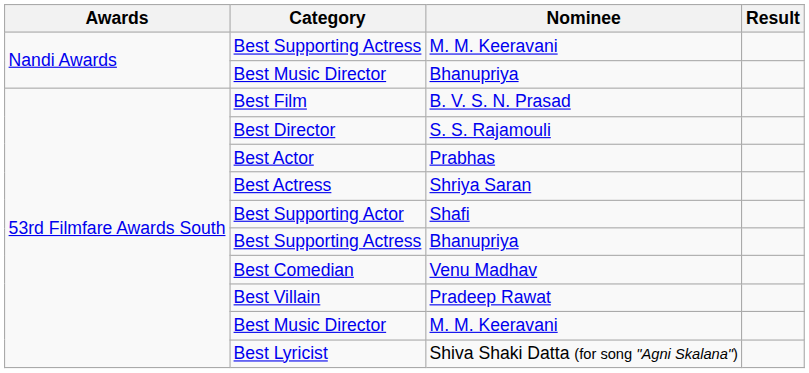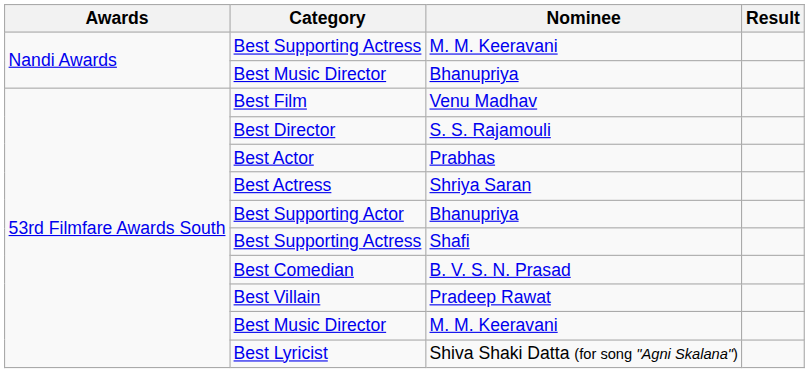(500, 102) B. V. S. N. Prasad -> (483, 102) Venu Madhav
(450, 213) Shafi -> (474, 213) Bhanupriya
(474, 241) Bhanupriya -> (450, 241) Shafi
(483, 269) Venu Madhav -> (500, 269) B. V. S. N. Prasad
